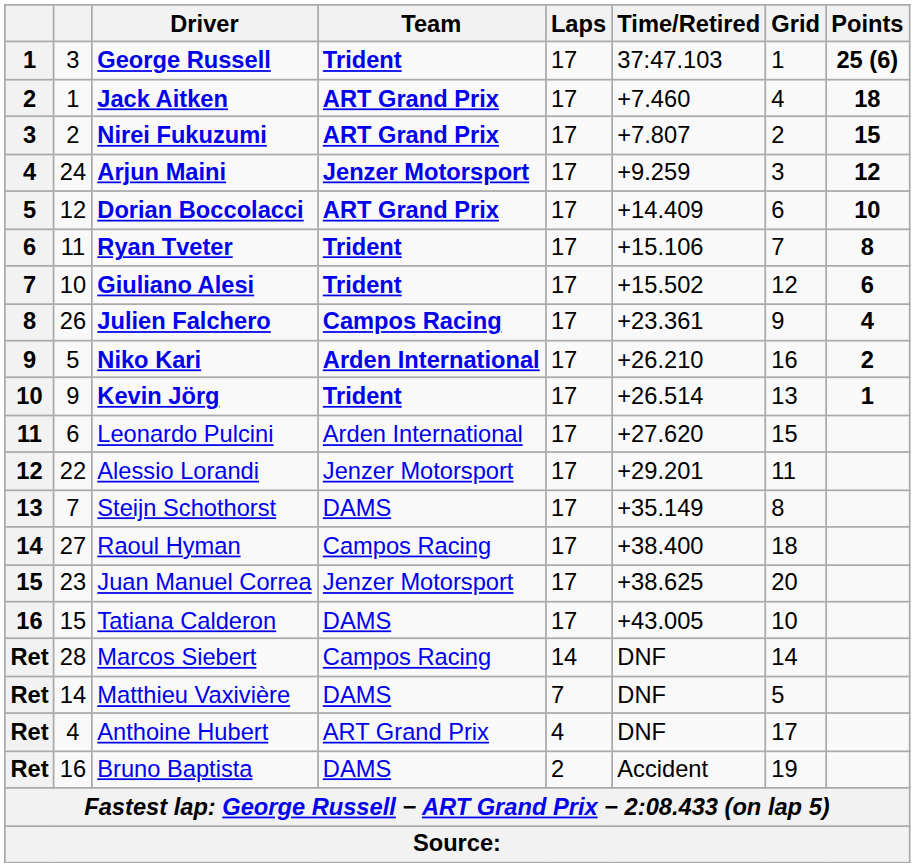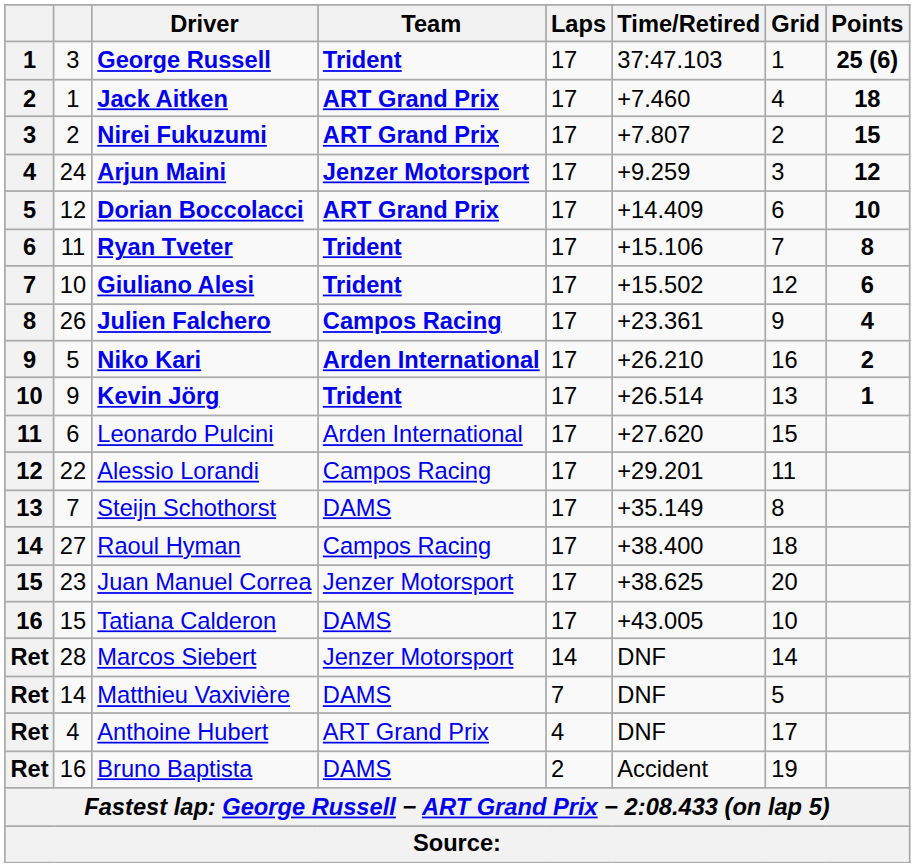(418, 471) Jenzer Motorsport -> (407, 471) Campos Racing
(407, 657) Campos Racing -> (418, 657) Jenzer Motorsport
